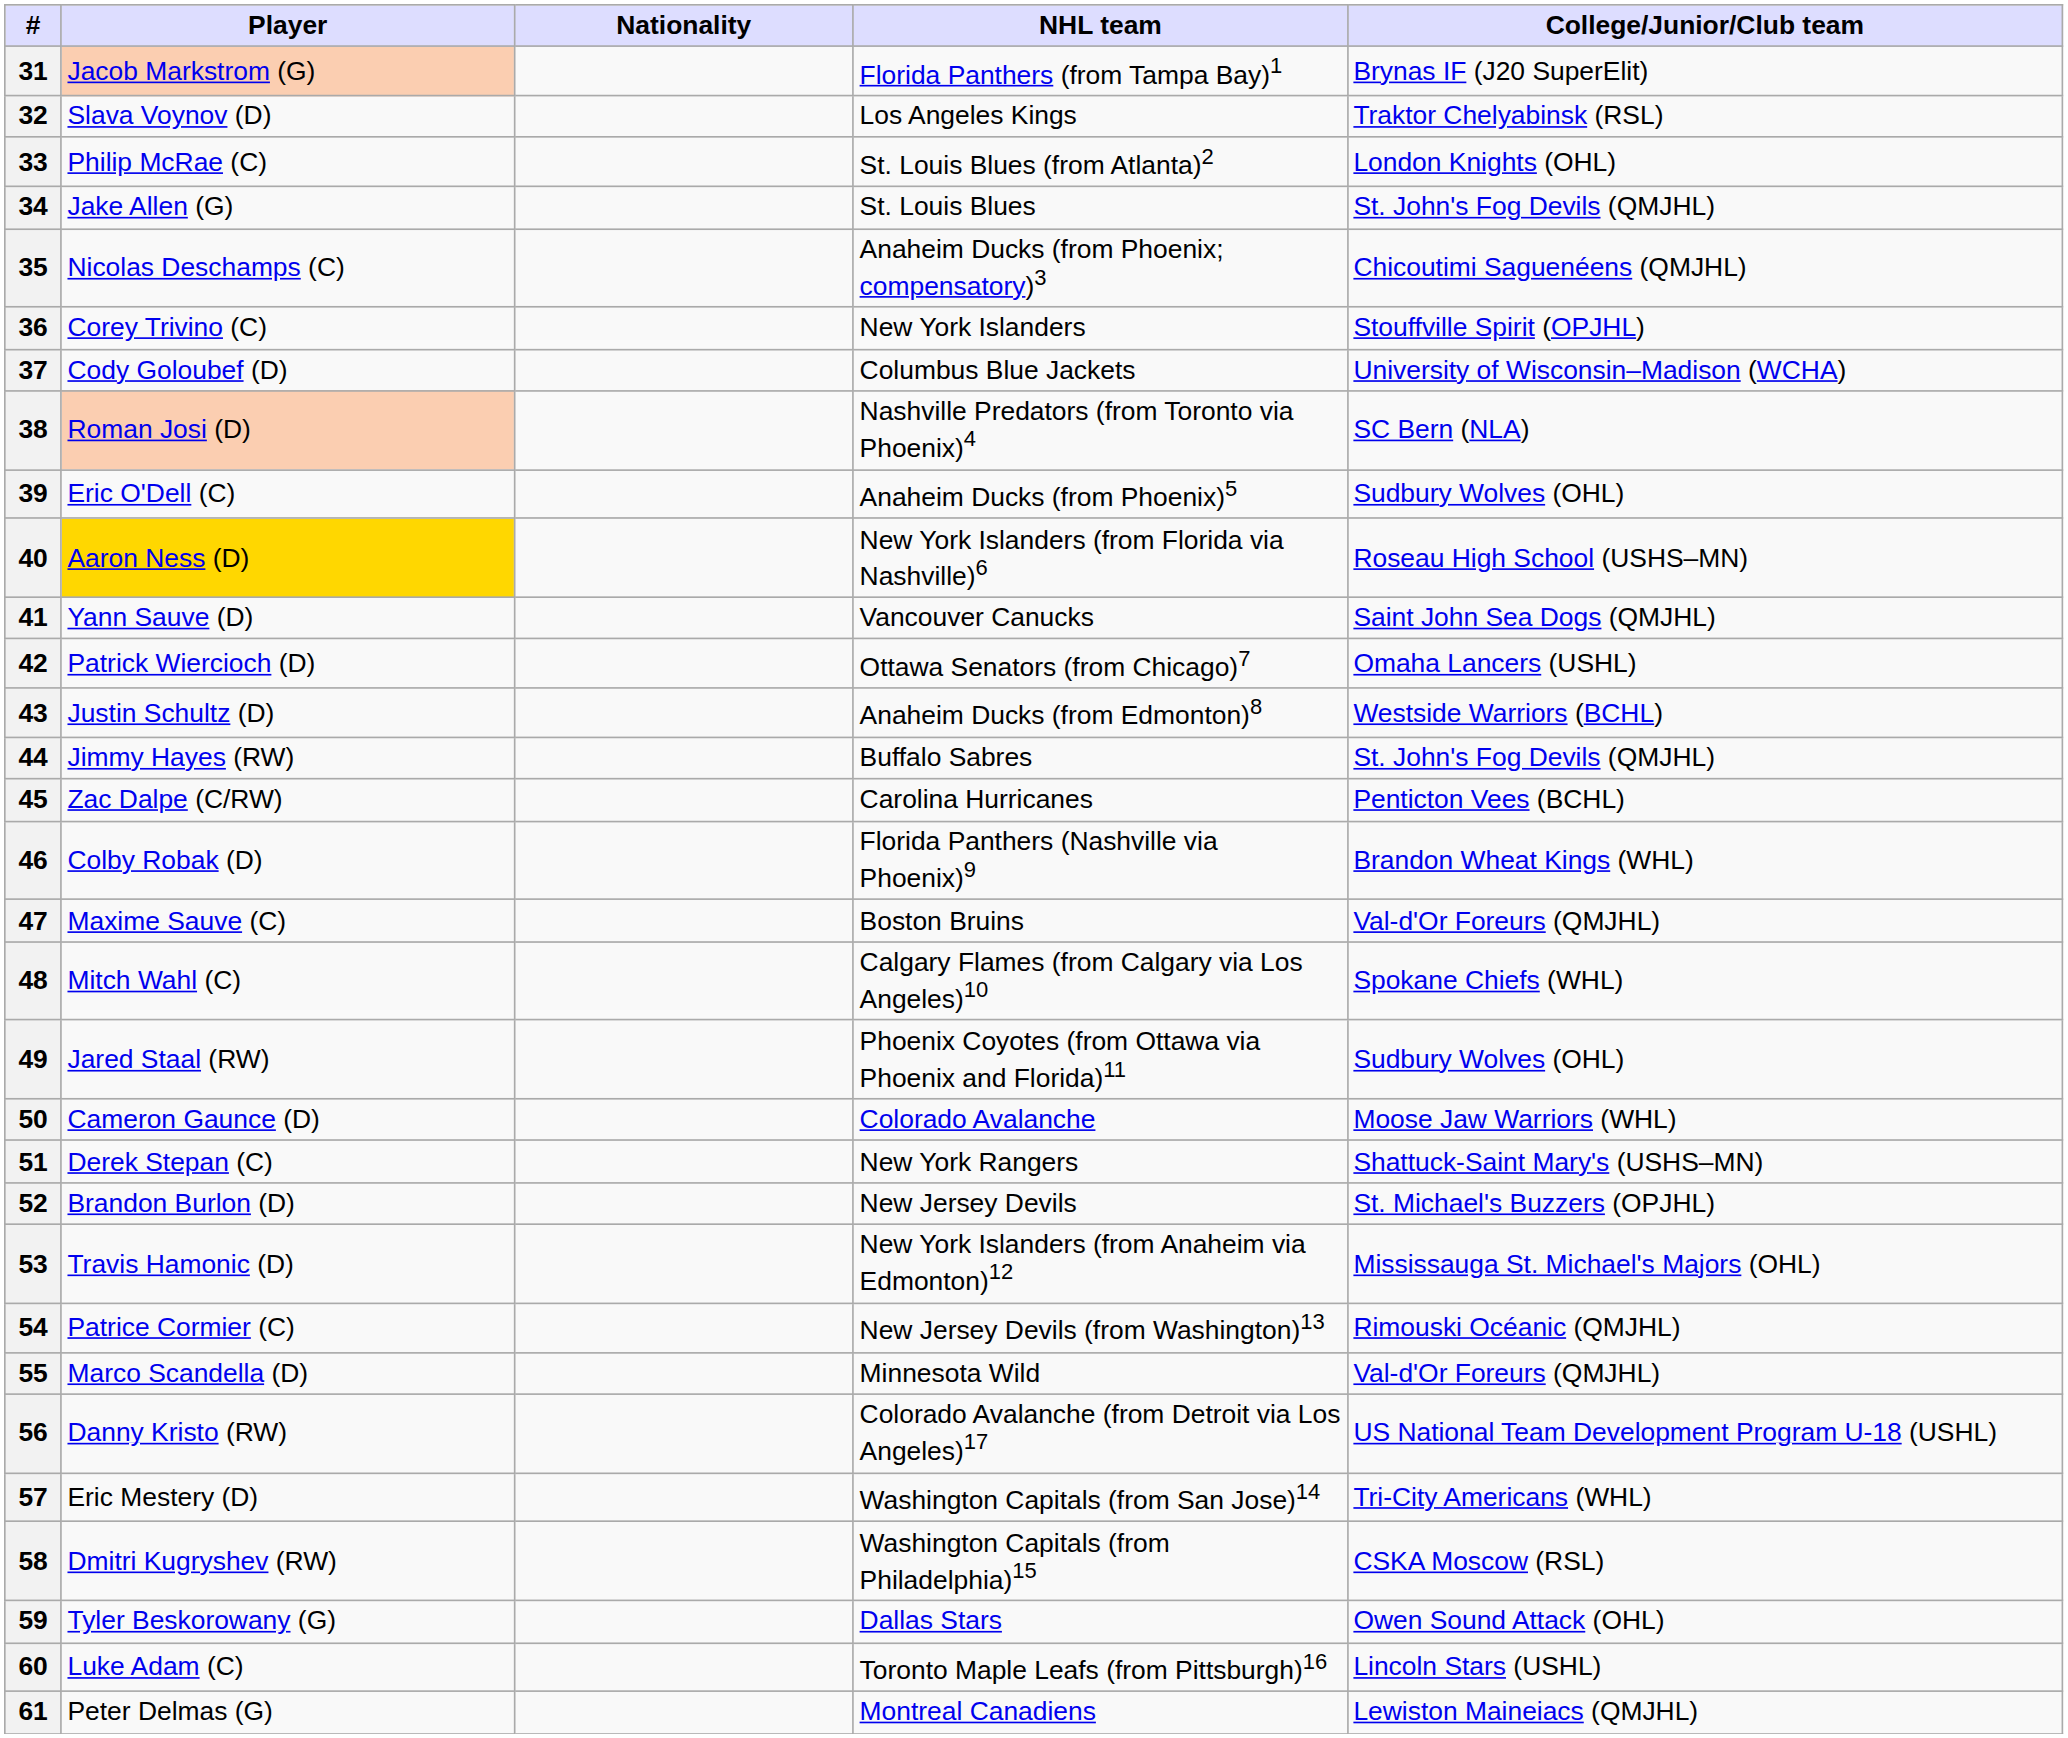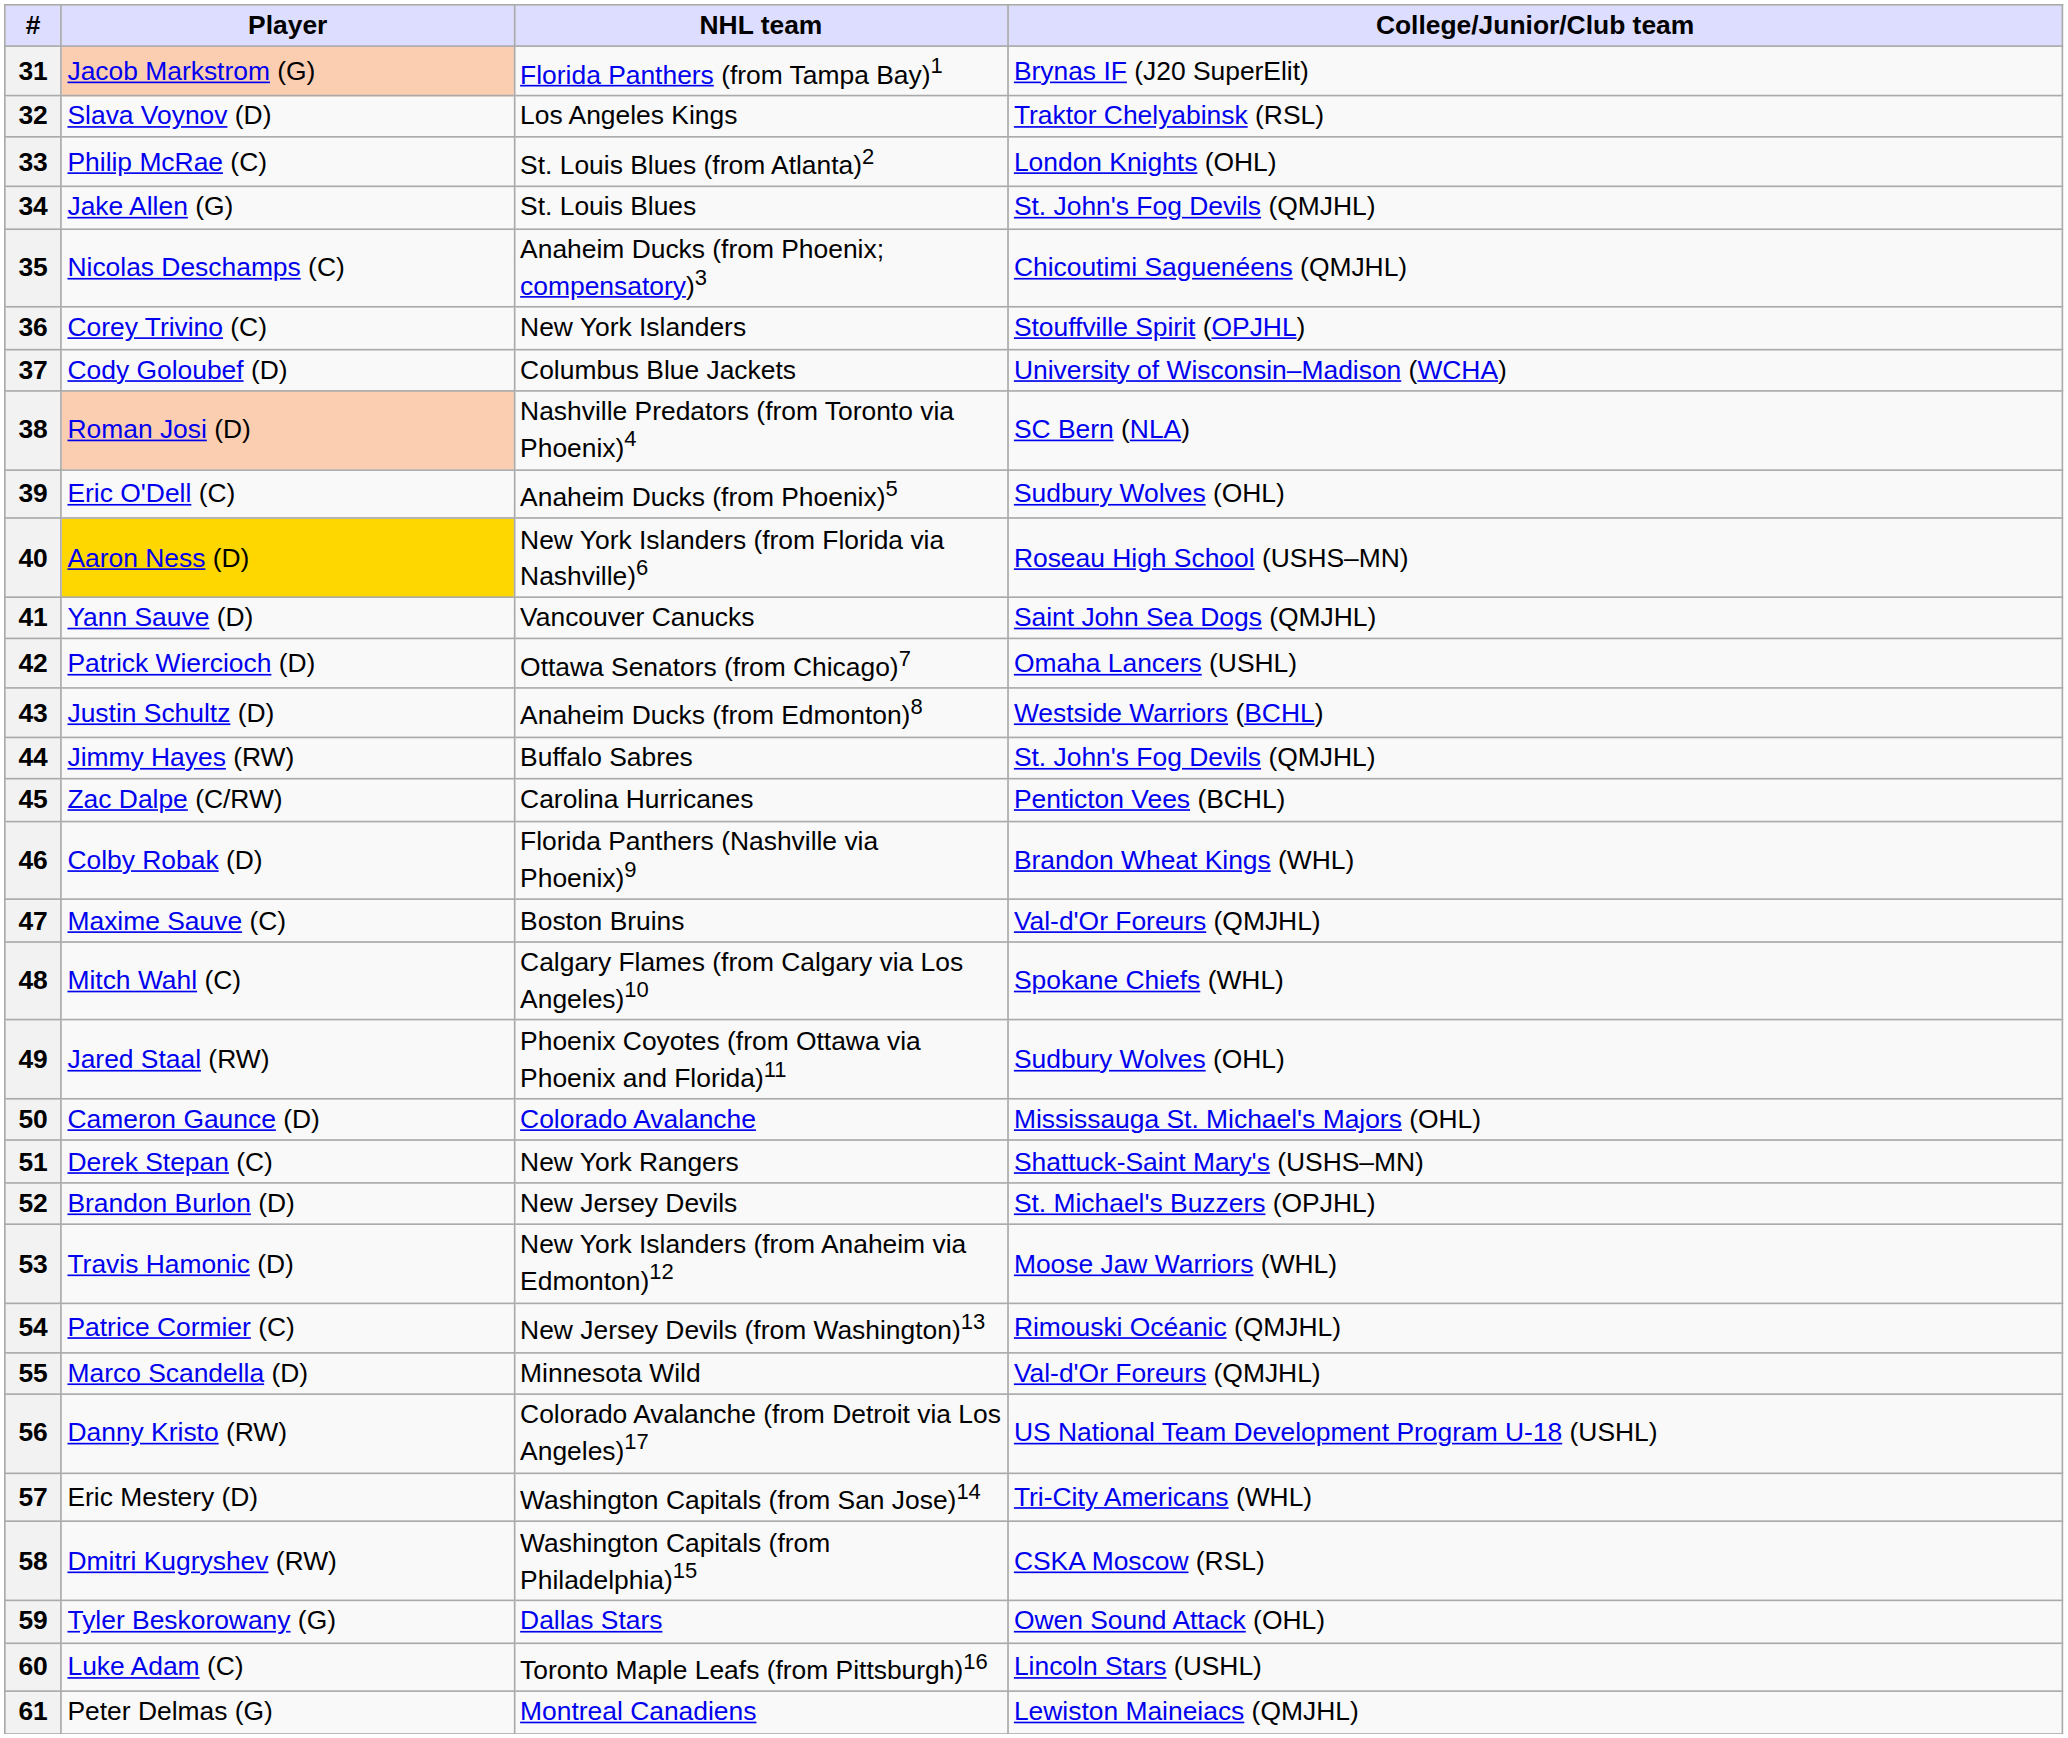- column: (684, 25)
(1515, 1119) Moose Jaw Warriors (WHL) -> (1247, 1119) Mississauga St. Michael's Majors (OHL)
(1587, 1263) Mississauga St. Michael's Majors (OHL) -> (1175, 1263) Moose Jaw Warriors (WHL)
